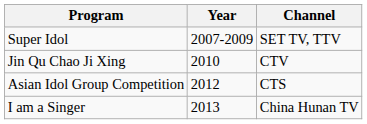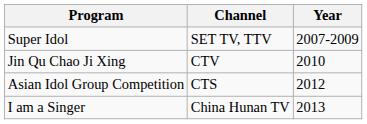columns swapped: (309, 15) <-> (222, 15)
